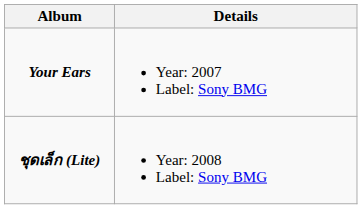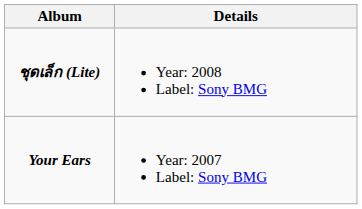rows swapped: (60, 72) <-> (60, 160)
